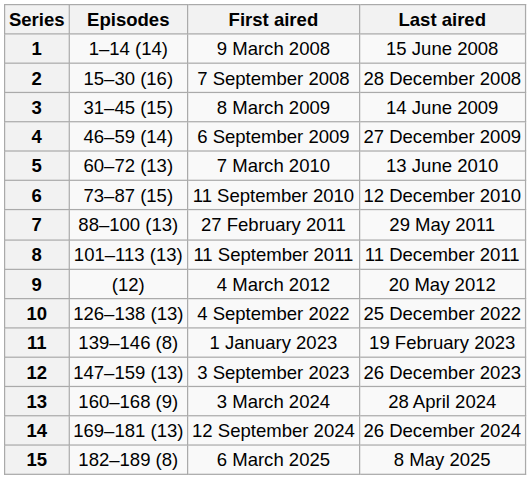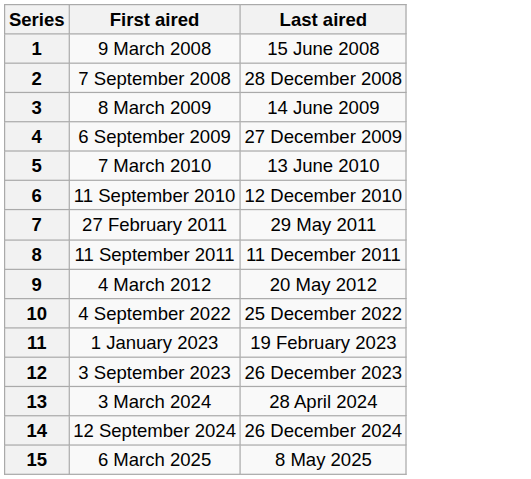- column: (128, 19)
